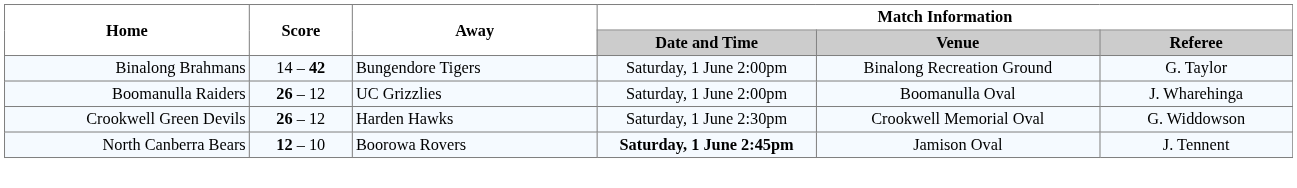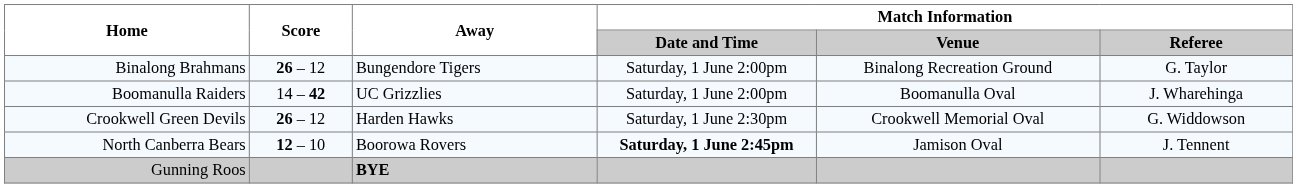(301, 68) 14 – 42 -> (301, 68) 26 – 12
(301, 93) 26 – 12 -> (301, 93) 14 – 42
+ row: (198, 170)
